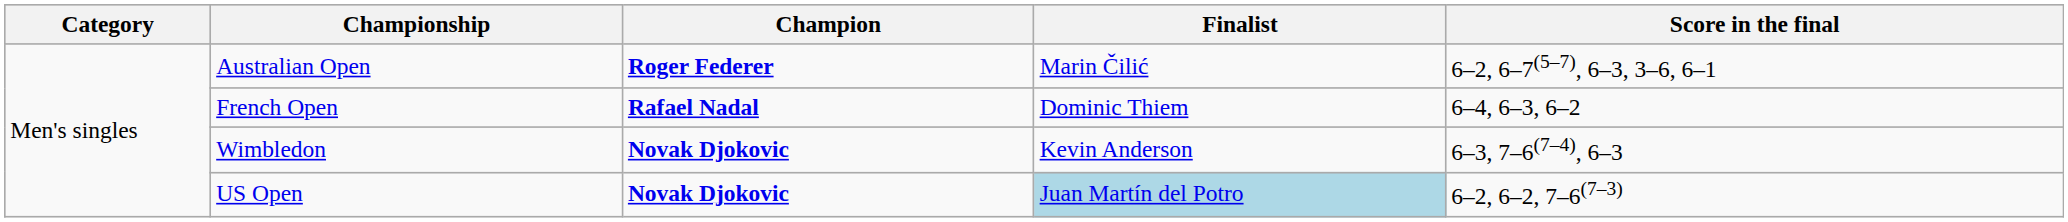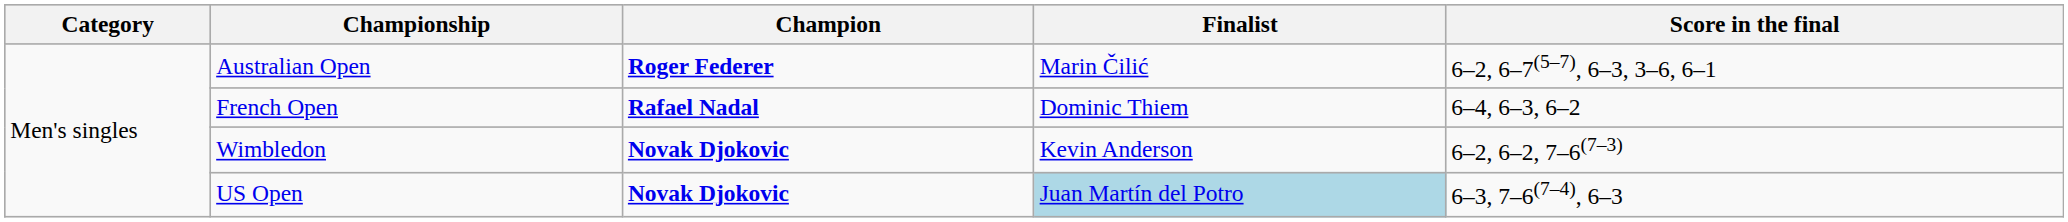(1537, 149) 6–3, 7–6(7–4), 6–3 -> (1537, 149) 6–2, 6–2, 7–6(7–3)
(1537, 194) 6–2, 6–2, 7–6(7–3) -> (1537, 194) 6–3, 7–6(7–4), 6–3
